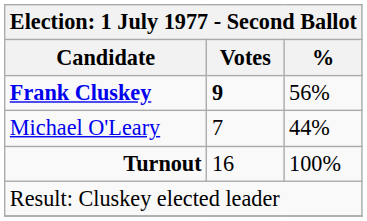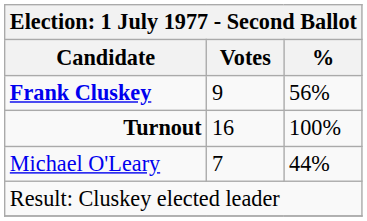(217, 92) bold -> (217, 92) normal
rows swapped: (85, 127) <-> (162, 163)
